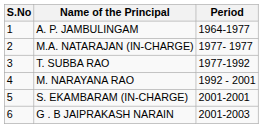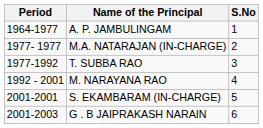columns swapped: (19, 13) <-> (227, 13)
